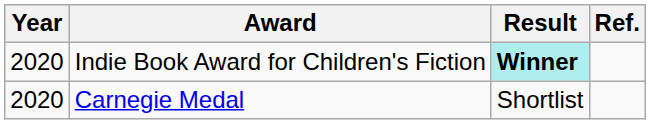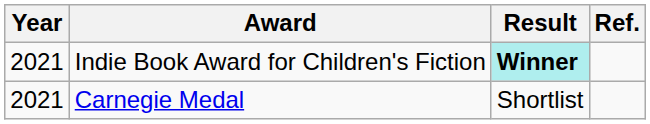(37, 61) 2020 -> (37, 61) 2021
(37, 99) 2020 -> (37, 99) 2021
